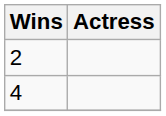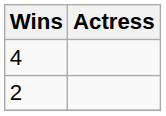rows swapped: (16, 92) <-> (16, 57)
